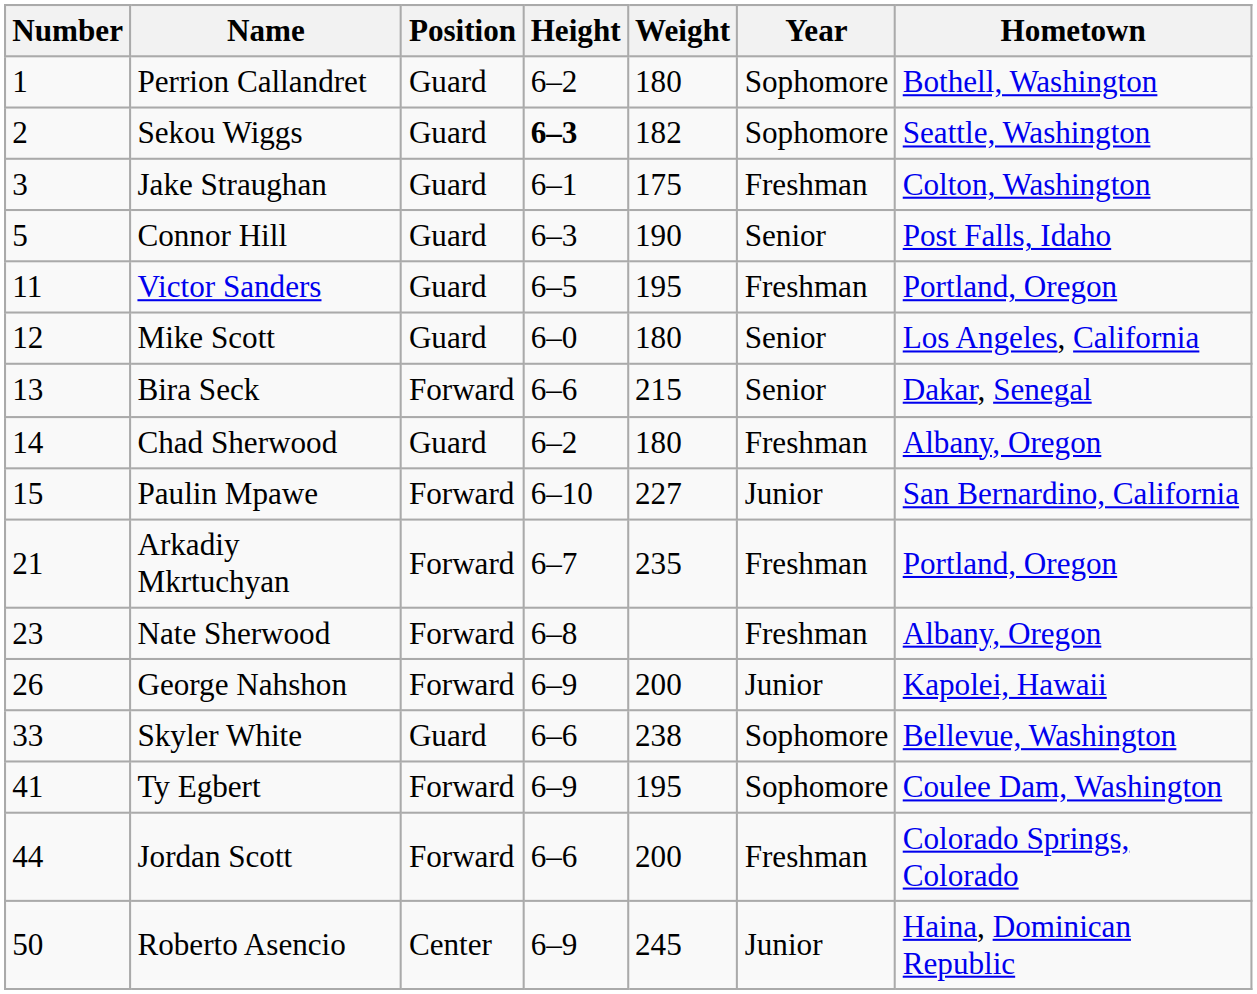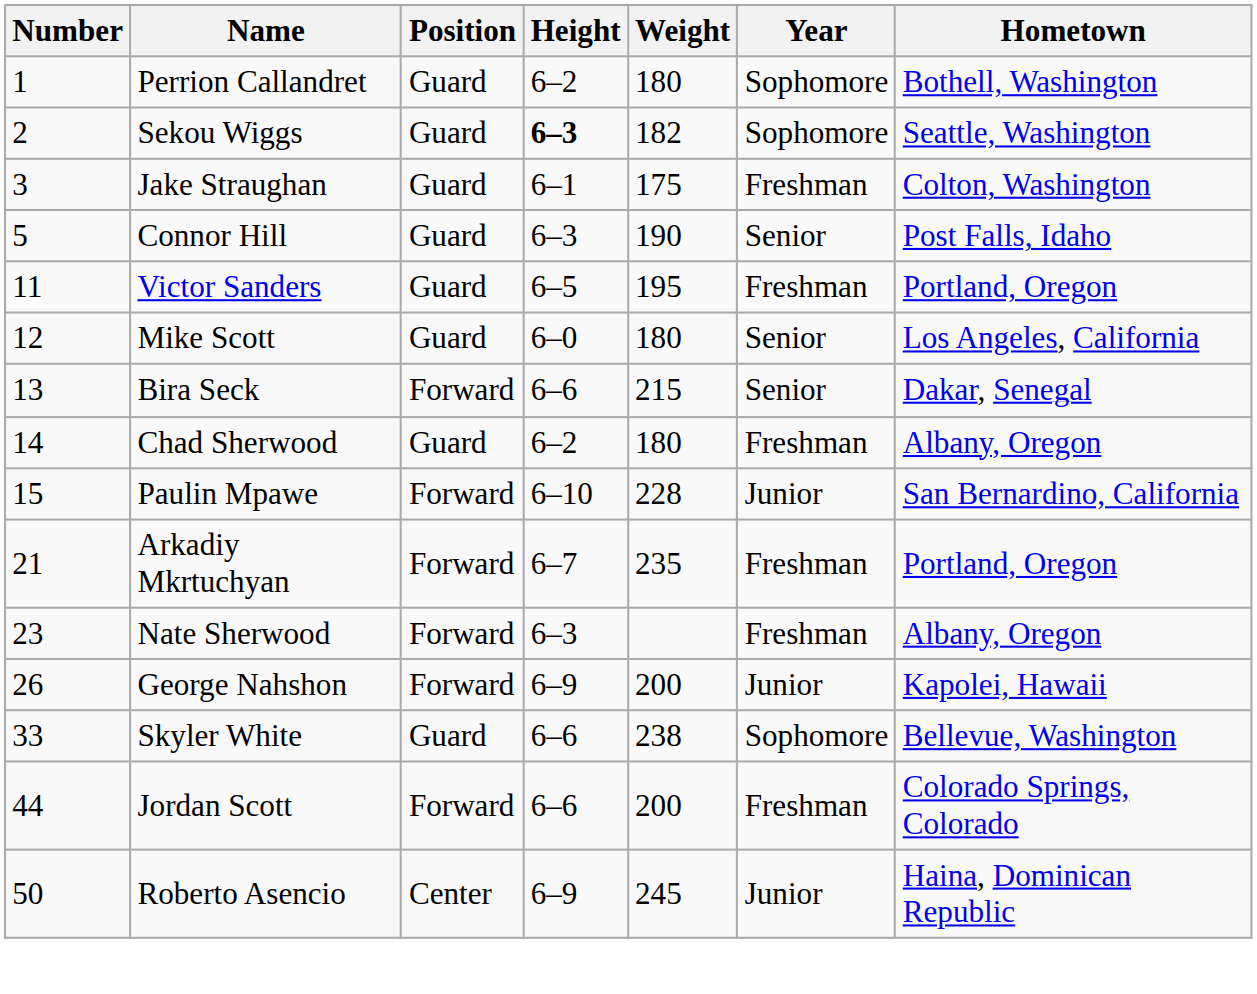(658, 492) 227 -> (658, 492) 228
(554, 632) 6–8 -> (554, 632) 6–3
- row: (199, 786)
